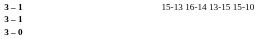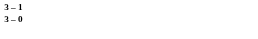- row: (13, 6)
